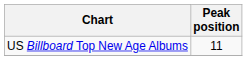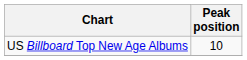(216, 45) 11 -> (216, 45) 10
